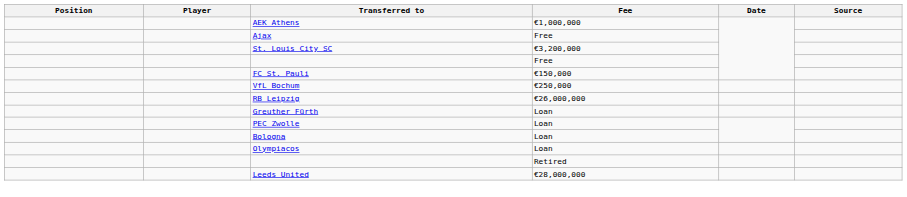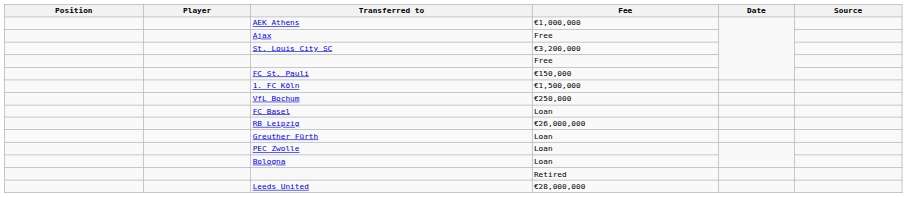+ row: (276, 86)
+ row: (271, 111)
- row: (276, 149)
